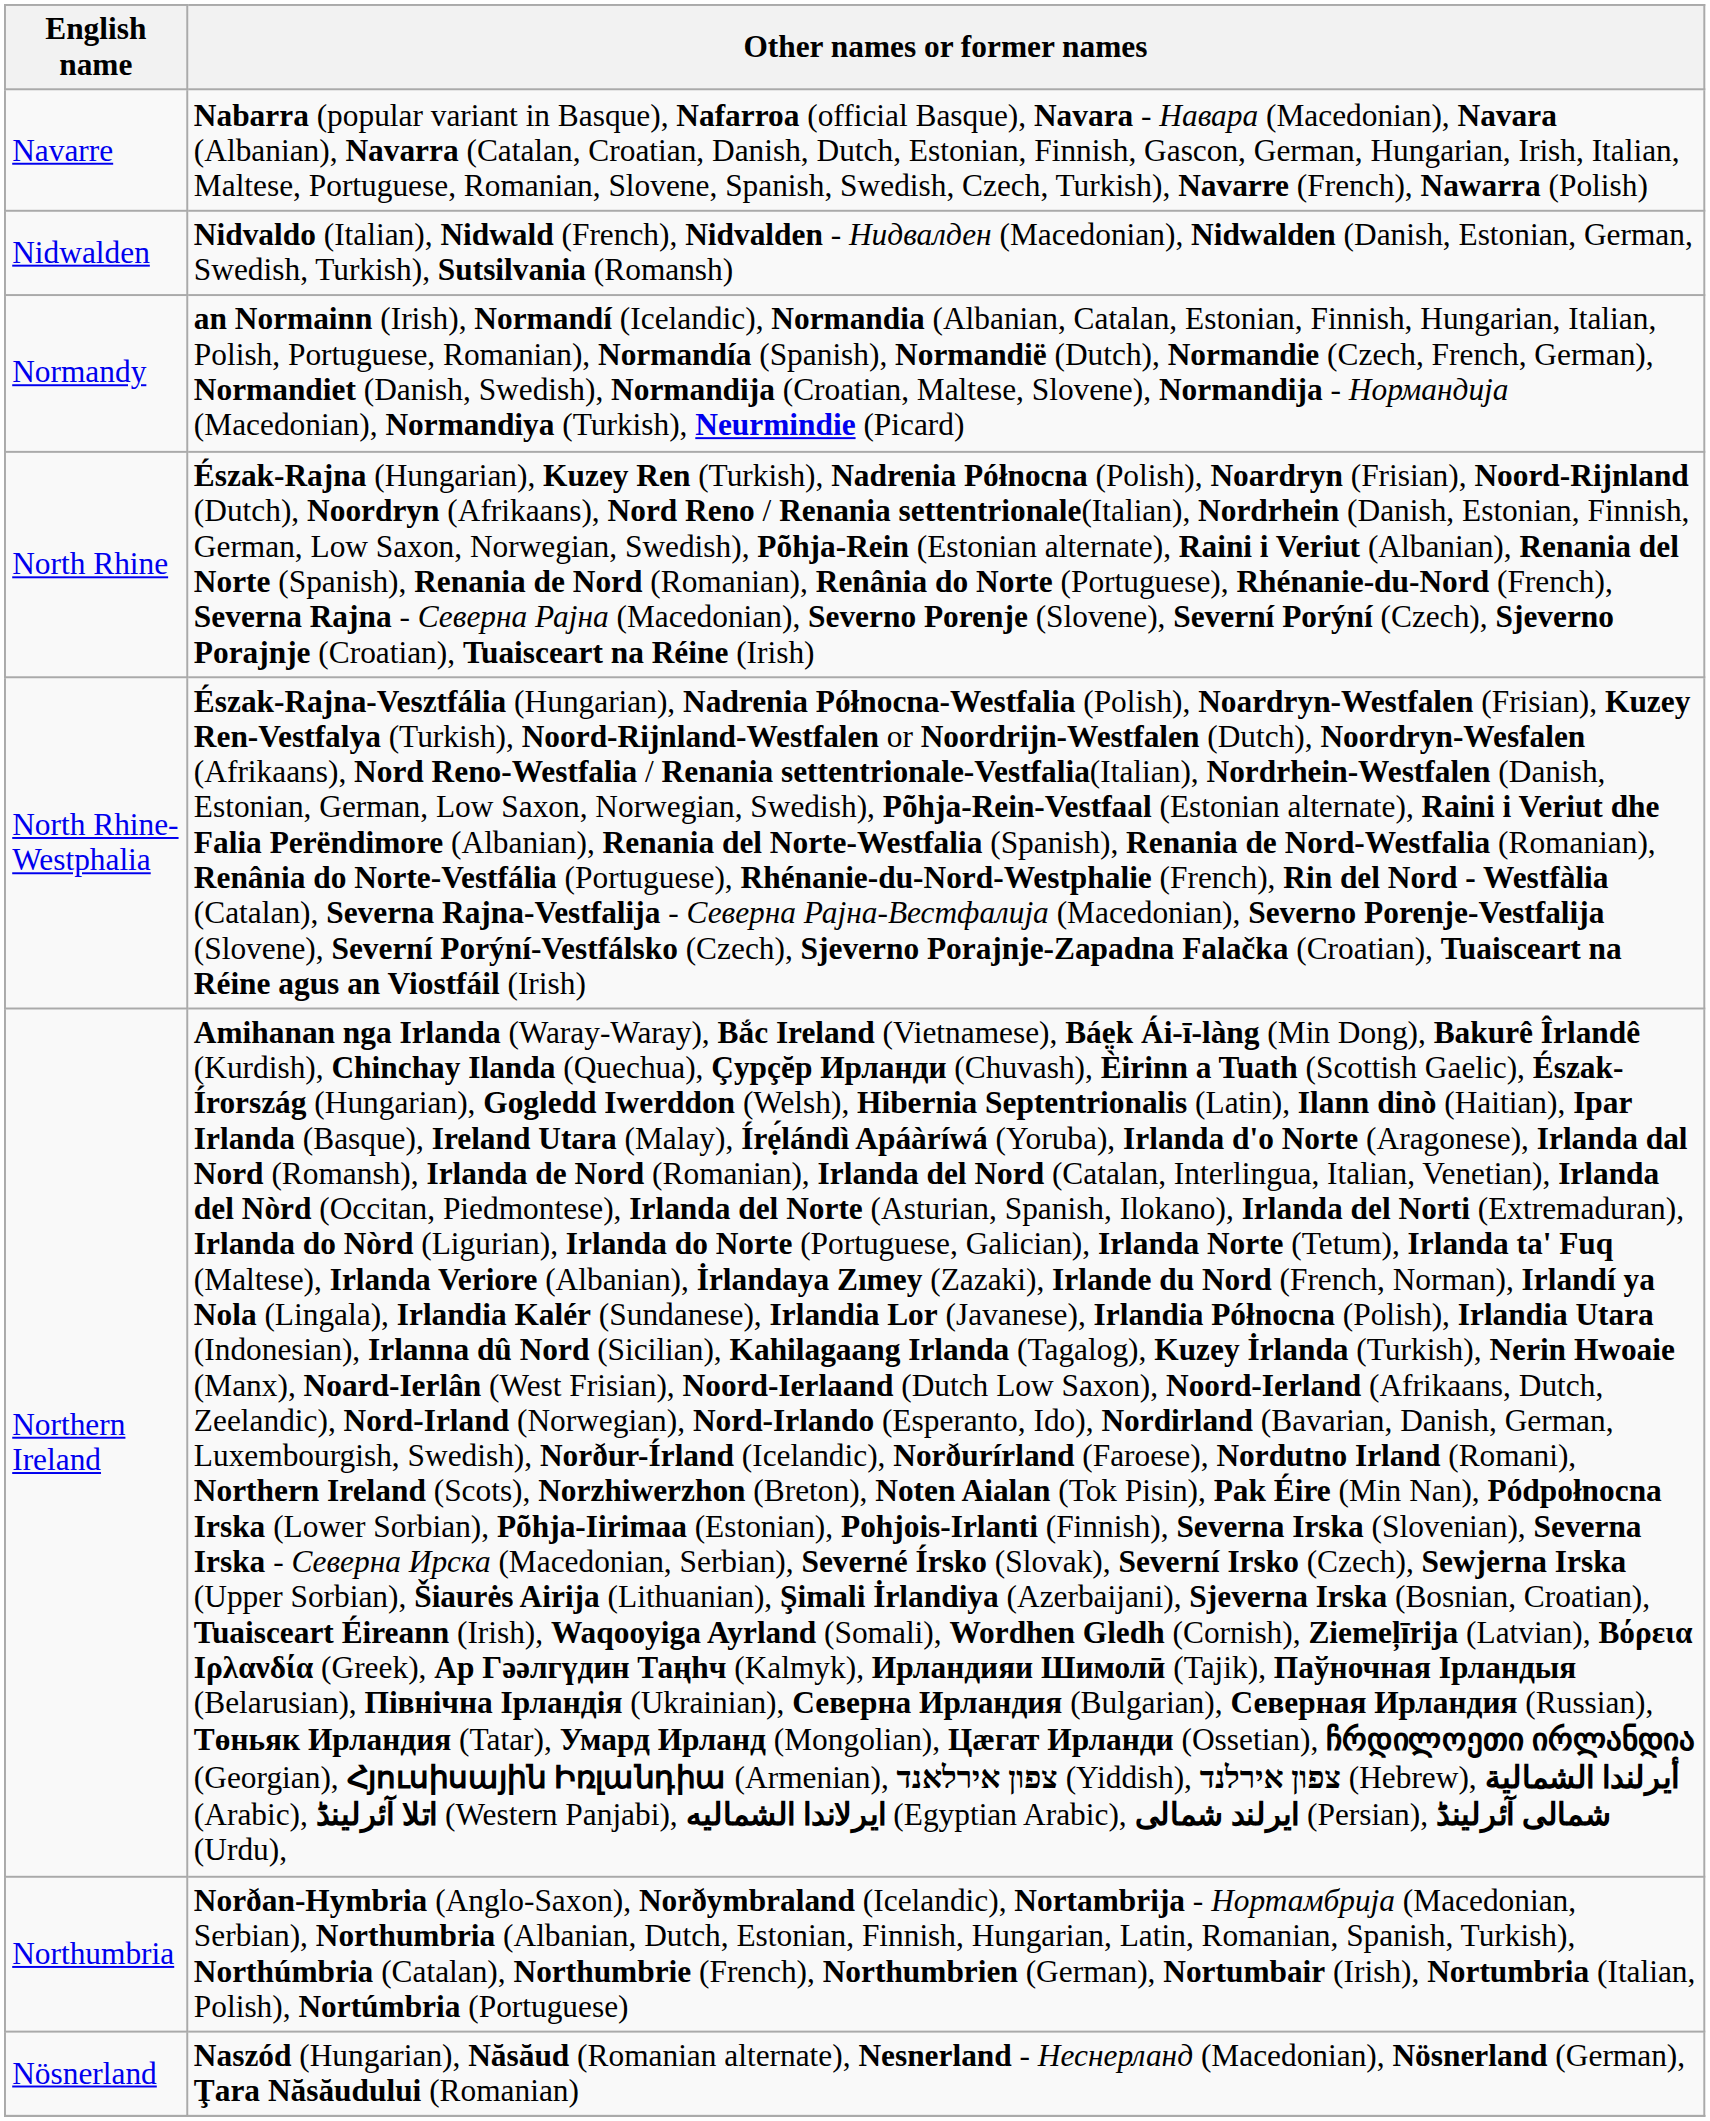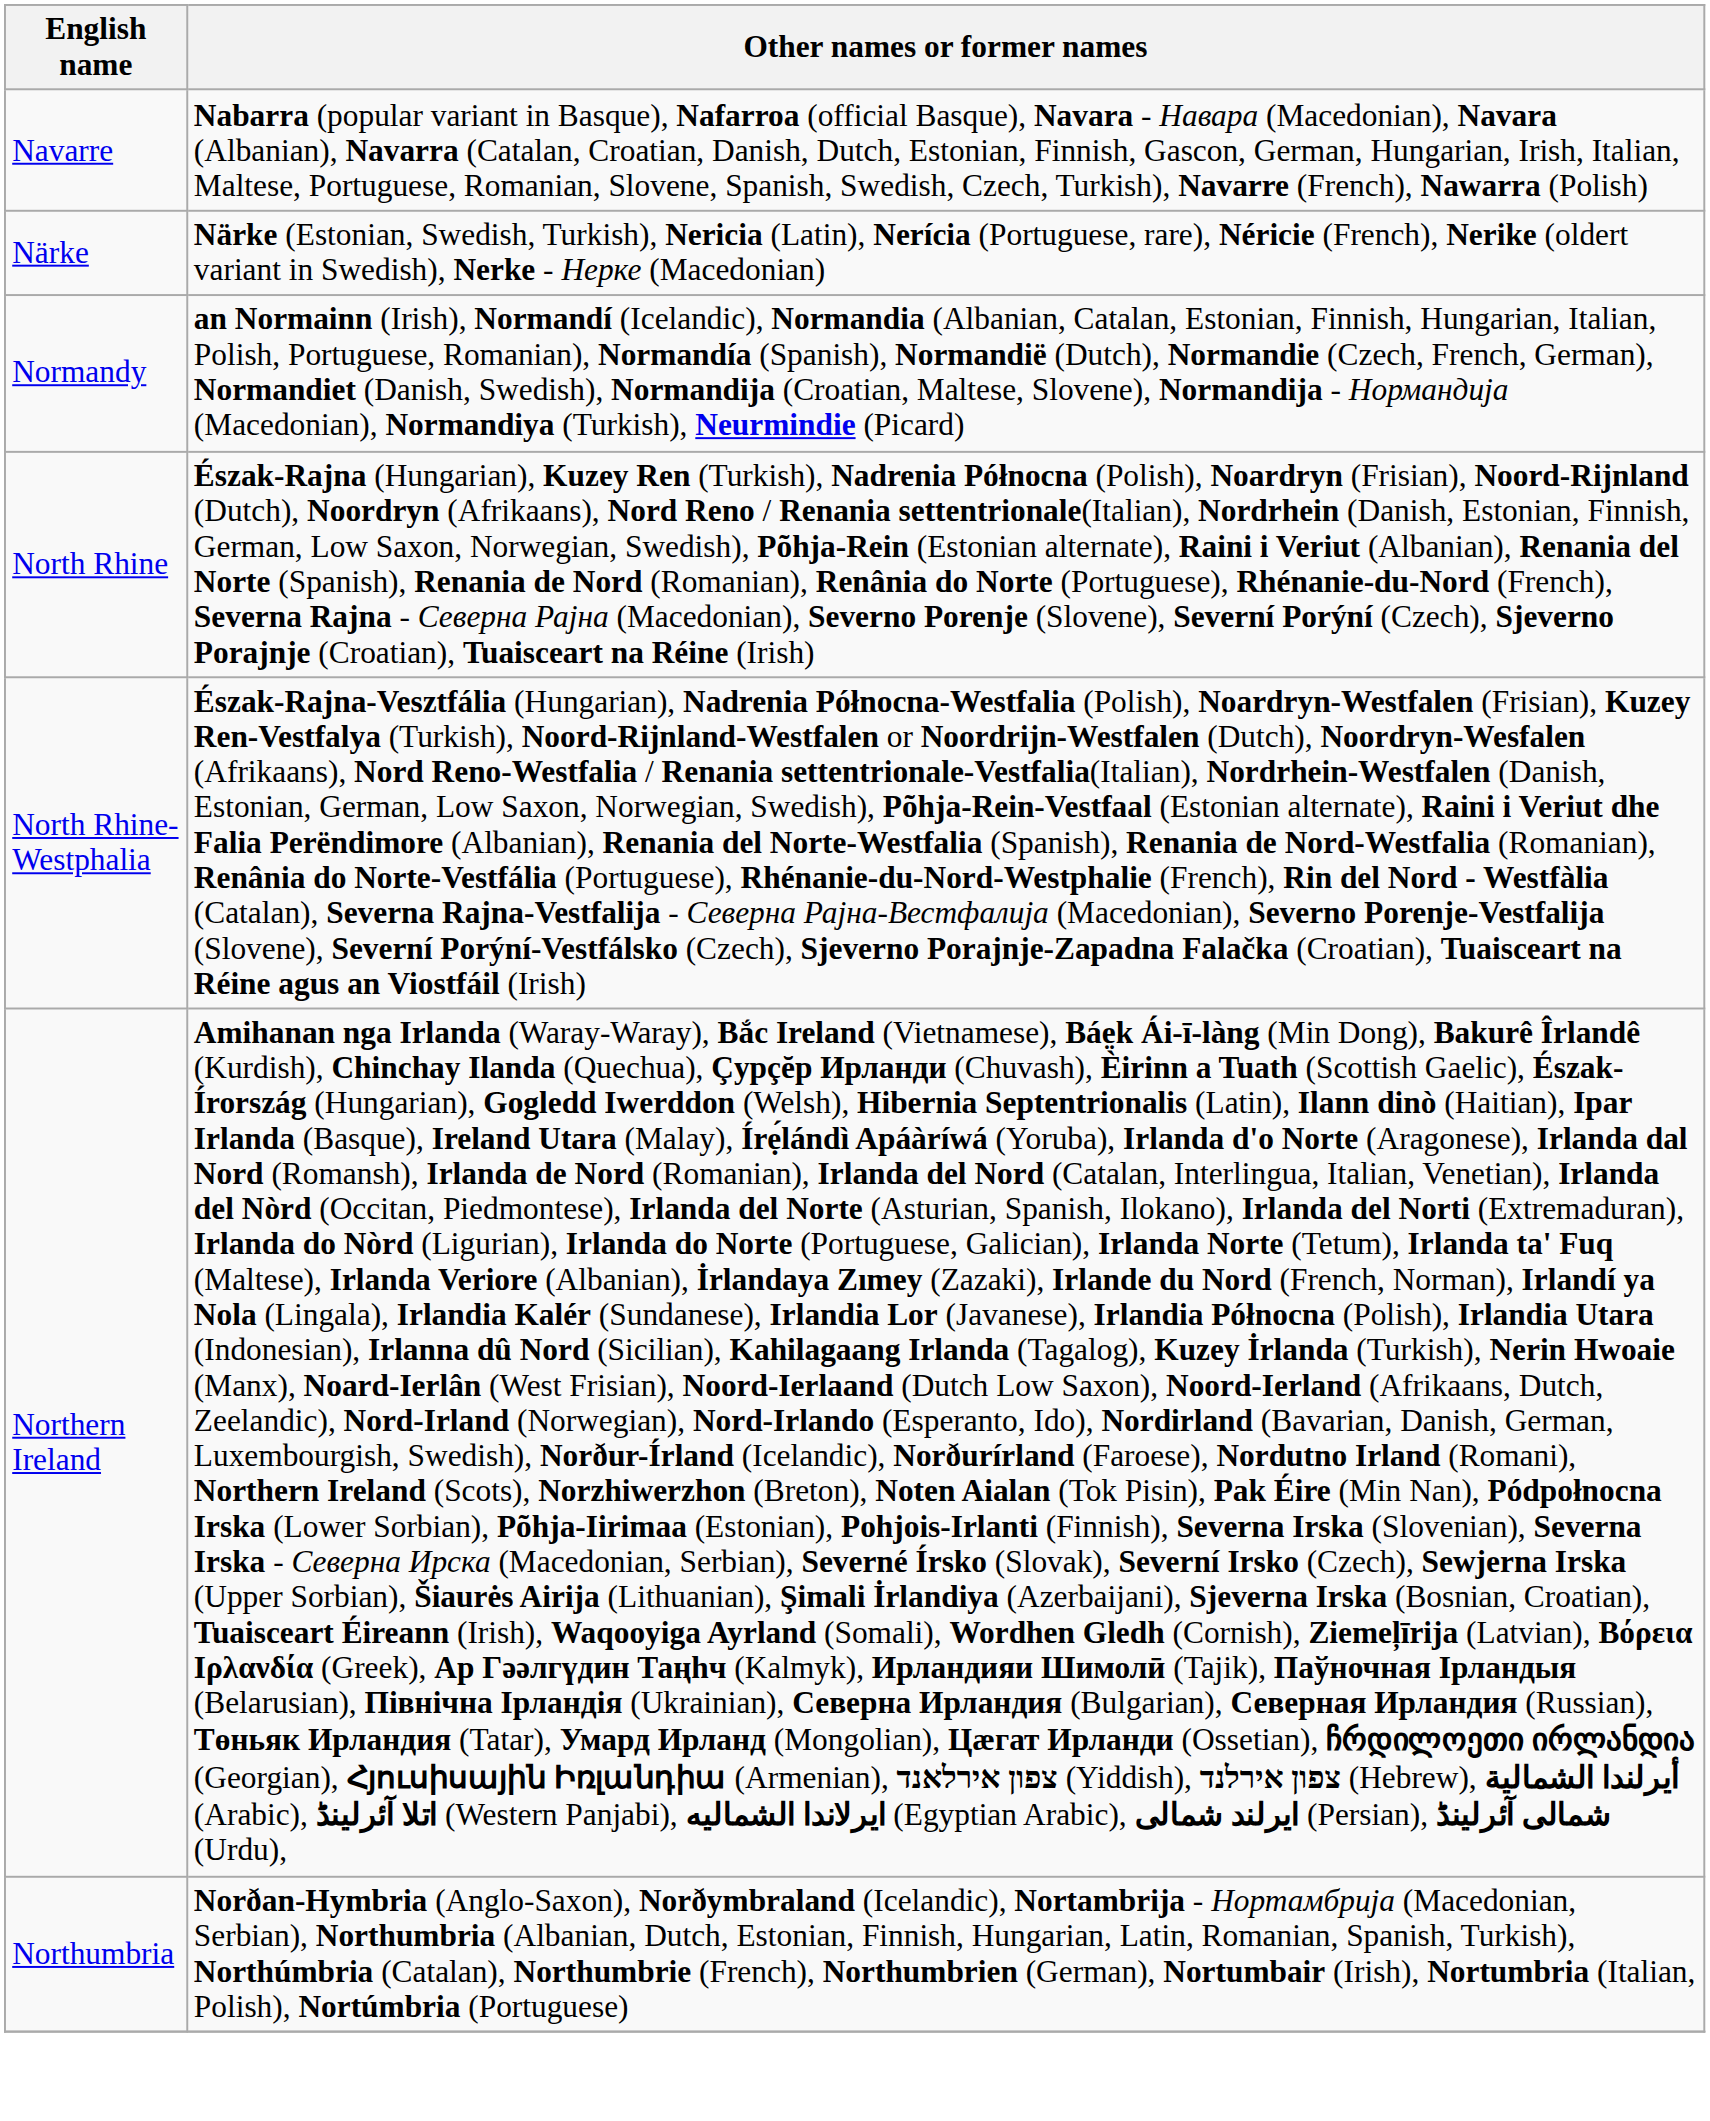+ row: (51, 252)
- row: (81, 252)
- row: (84, 2073)
